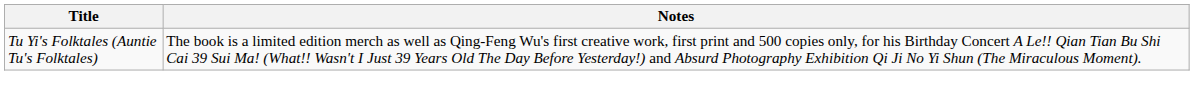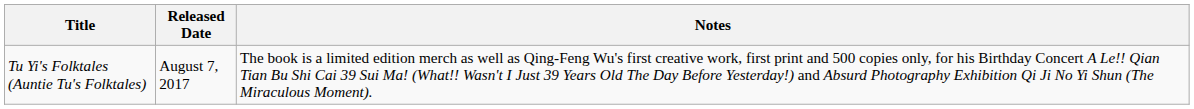+ column: (196, 25)
